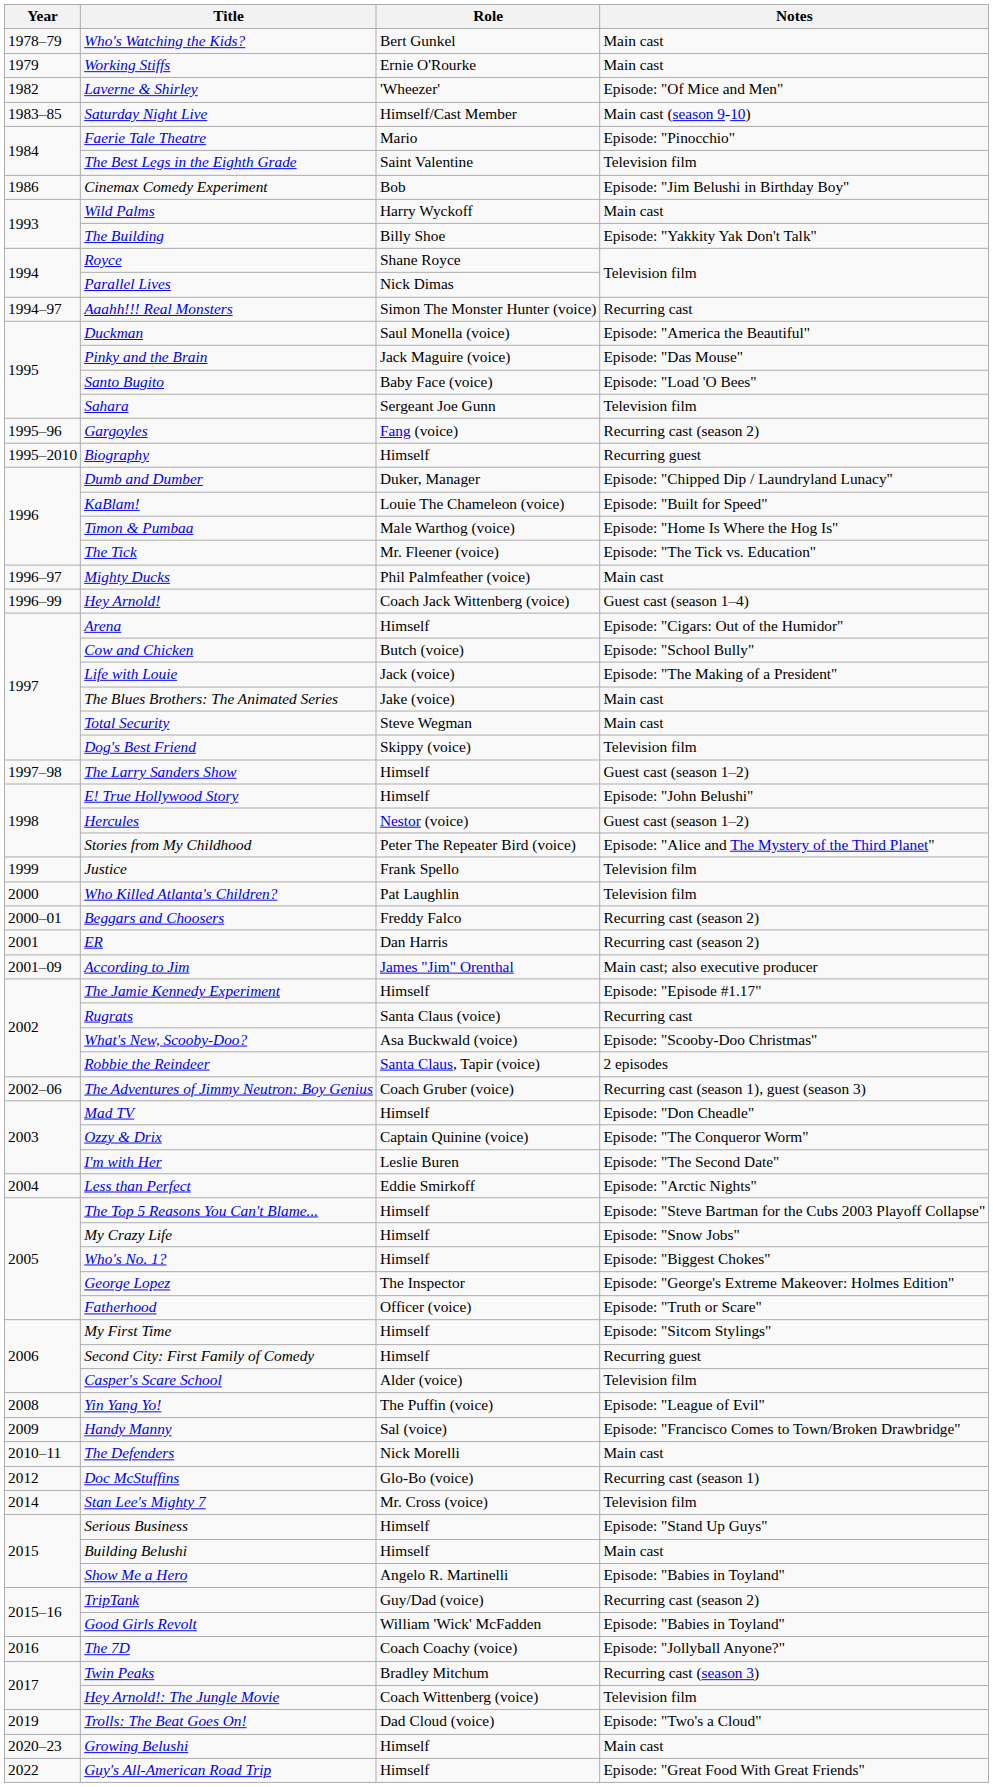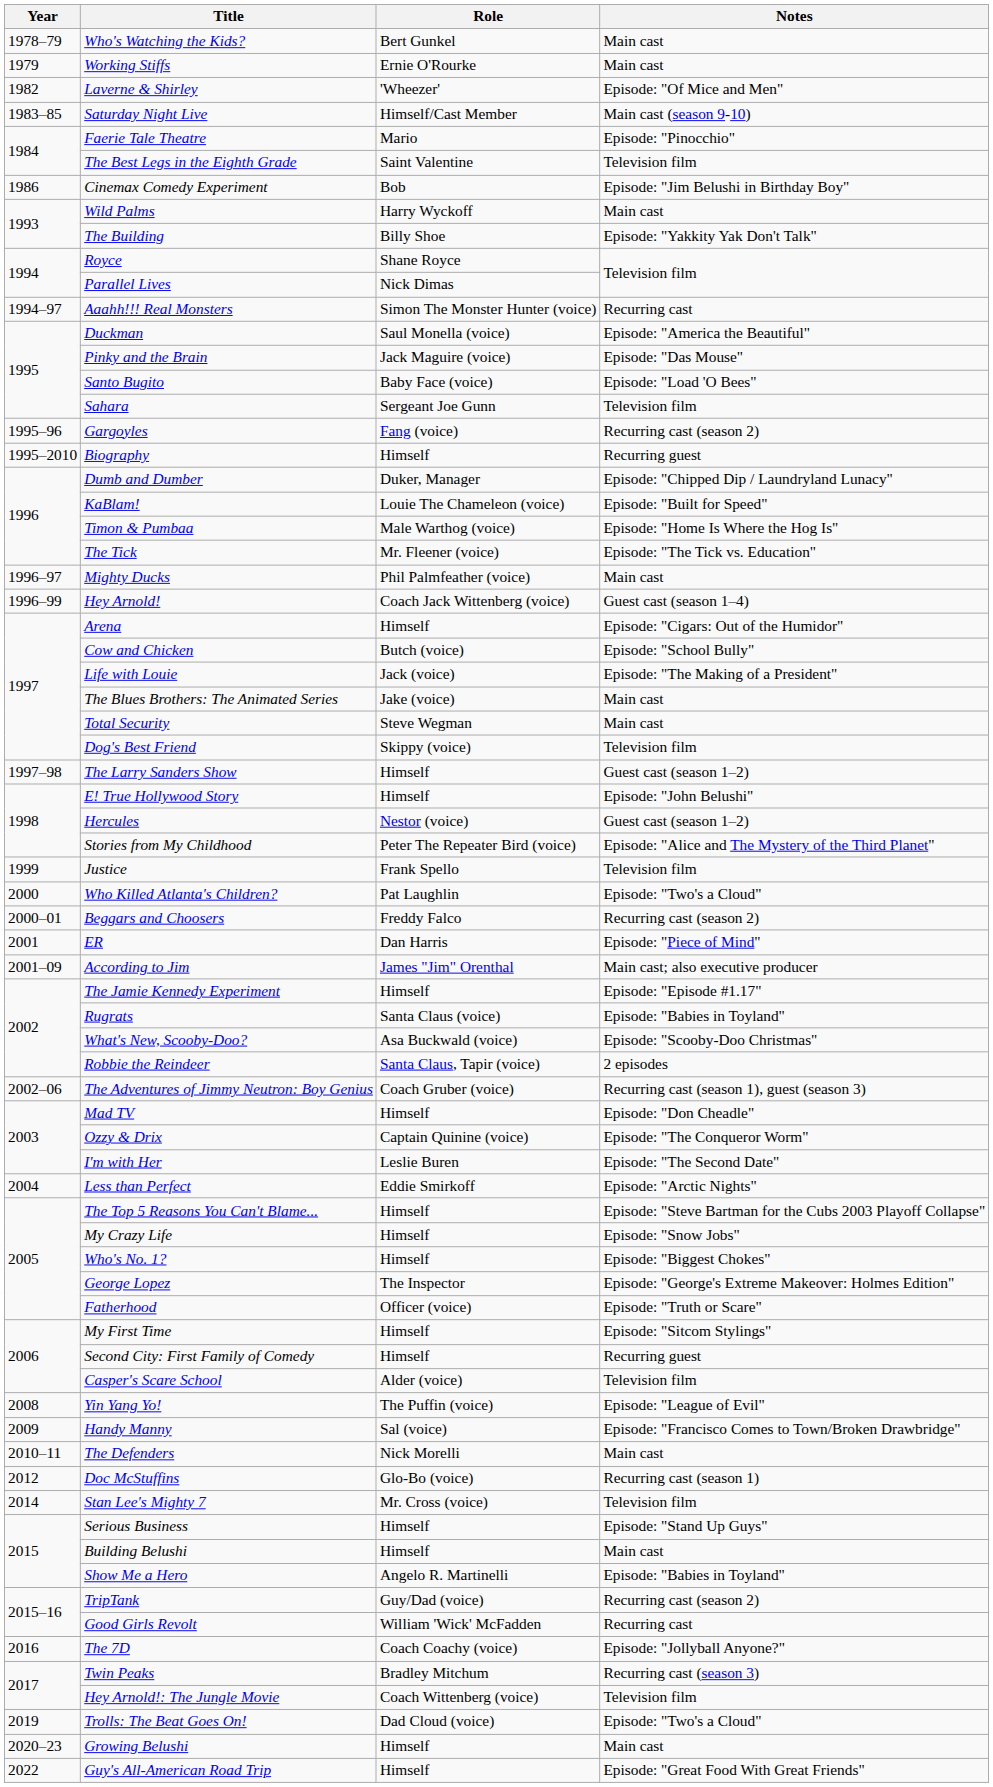(650, 893) Television film -> (682, 893) Episode: "Two's a Cloud"
(681, 942) Recurring cast (season 2) -> (682, 942) Episode: "Piece of Mind"
(648, 1015) Recurring cast -> (694, 1015) Episode: "Babies in Toyland"
(694, 1624) Episode: "Babies in Toyland" -> (648, 1624) Recurring cast
